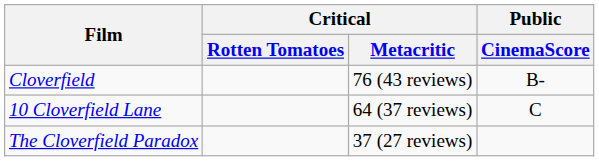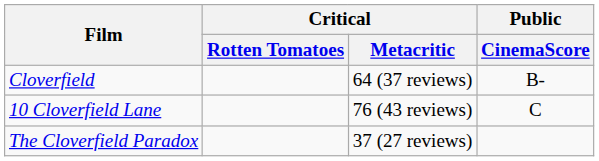(413, 79) 76 (43 reviews) -> (413, 79) 64 (37 reviews)
(413, 110) 64 (37 reviews) -> (413, 110) 76 (43 reviews)
